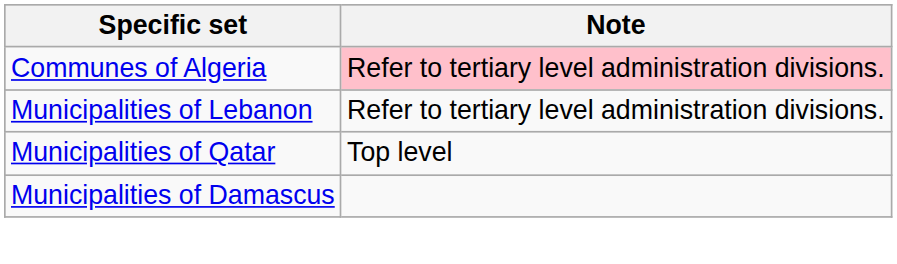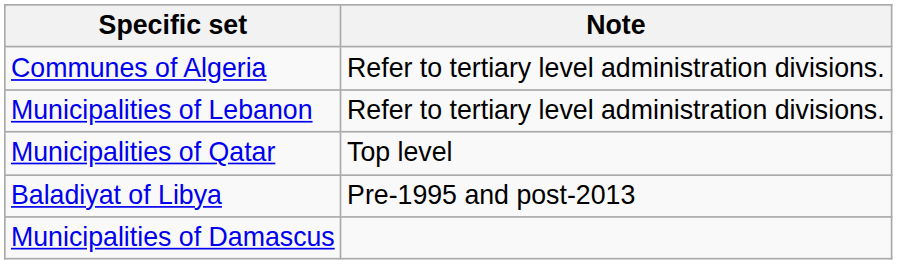(616, 68) pink background -> (616, 68) no background
+ row: (116, 195)
